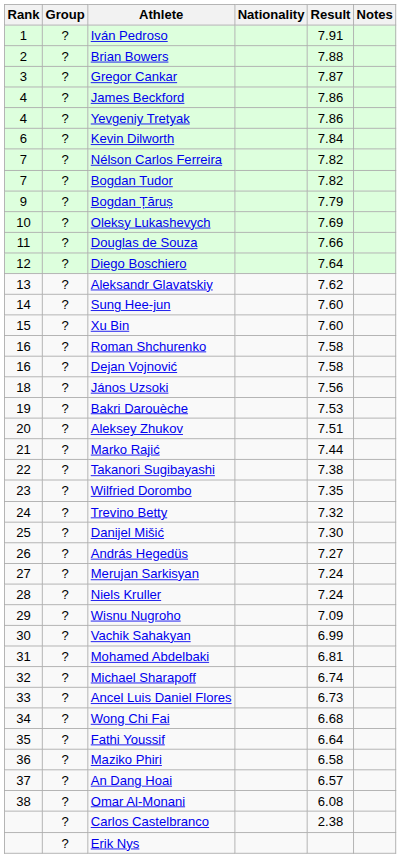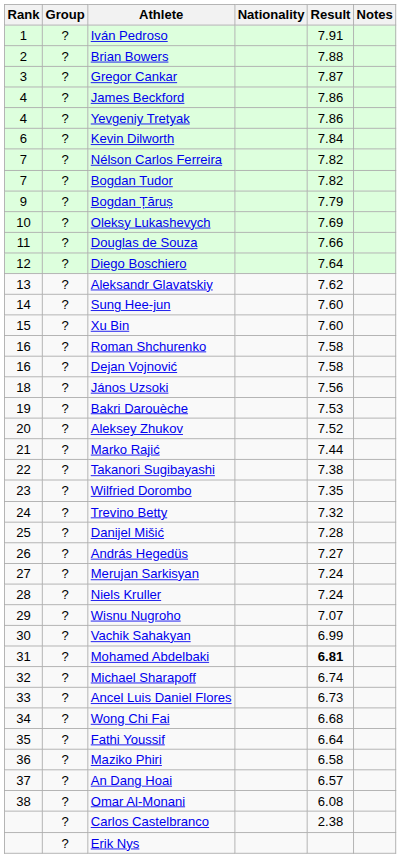(330, 429) 7.51 -> (330, 429) 7.52
(330, 532) 7.30 -> (330, 532) 7.28
(330, 615) 7.09 -> (330, 615) 7.07
(330, 656) normal -> (330, 656) bold
